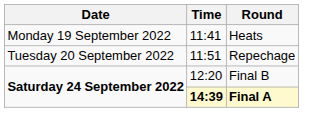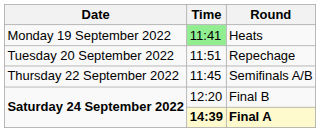(206, 35) no background -> (206, 35) lightgreen background
+ row: (271, 76)
